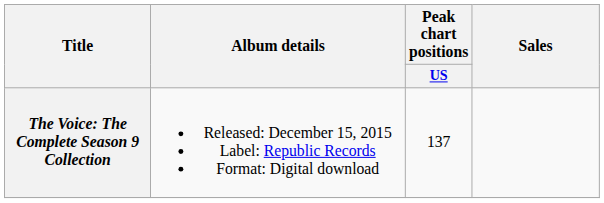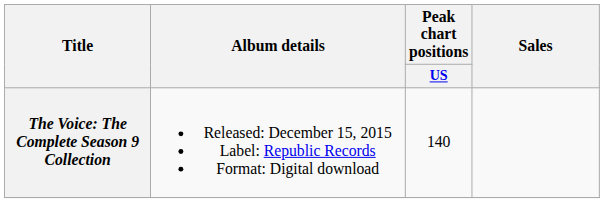(439, 142) 137 -> (439, 142) 140
